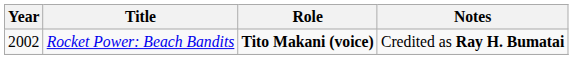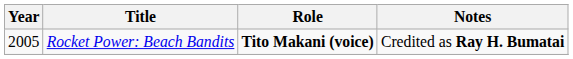(24, 41) 2002 -> (24, 41) 2005
